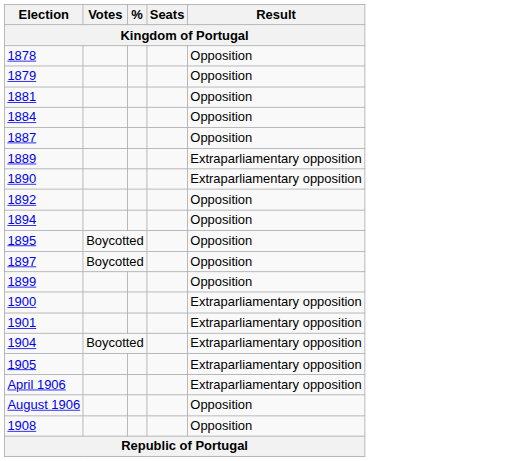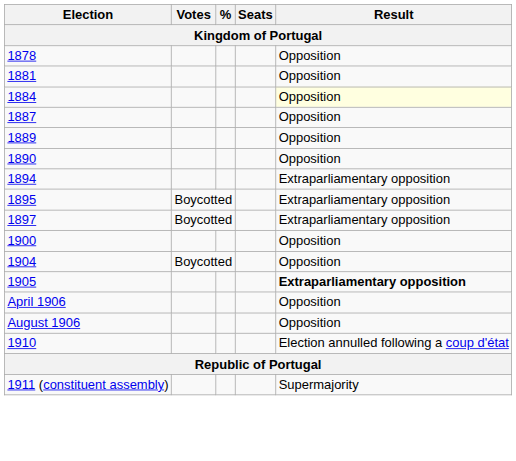- row: (22, 76)
(221, 117) no background -> (310, 96) lightyellow background
(276, 158) Extraparliamentary opposition -> (310, 138) Opposition
(276, 179) Extraparliamentary opposition -> (310, 158) Opposition
- row: (22, 199)
(221, 220) Opposition -> (364, 179) Extraparliamentary opposition
(221, 240) Opposition -> (364, 199) Extraparliamentary opposition
(221, 261) Opposition -> (364, 220) Extraparliamentary opposition
- row: (22, 281)
(276, 302) Extraparliamentary opposition -> (310, 240) Opposition
- row: (22, 323)
(276, 343) Extraparliamentary opposition -> (310, 261) Opposition
(276, 364) normal -> (372, 281) bold
(276, 384) Extraparliamentary opposition -> (310, 302) Opposition
- row: (22, 425)
+ row: (22, 343)
+ row: (88, 384)
